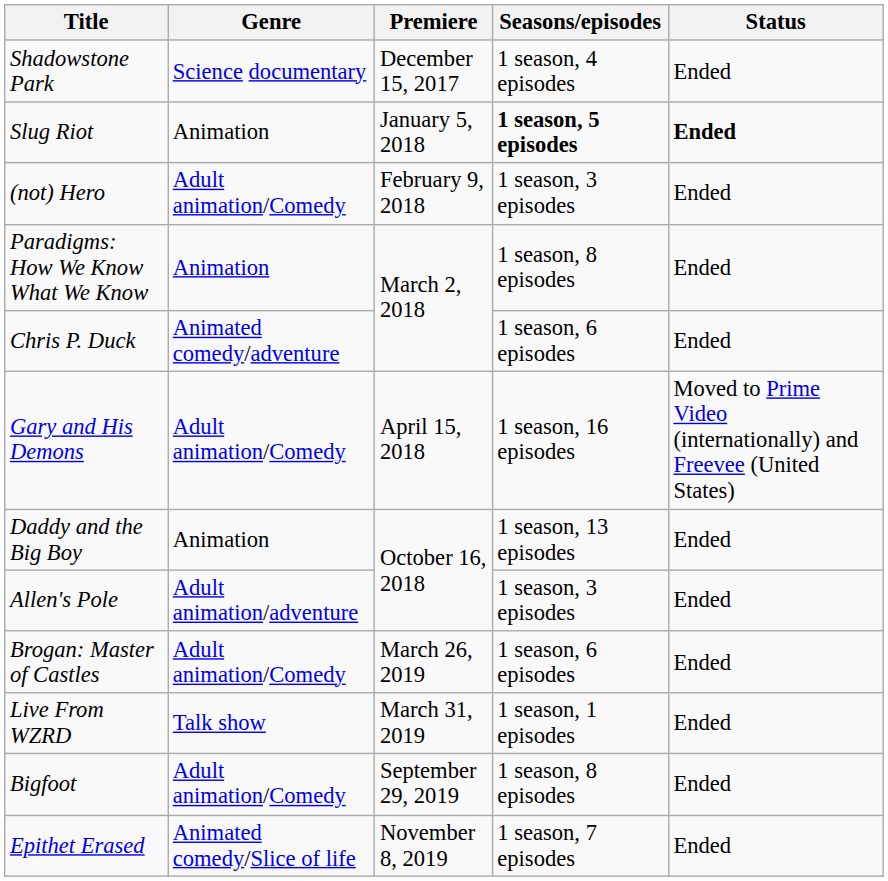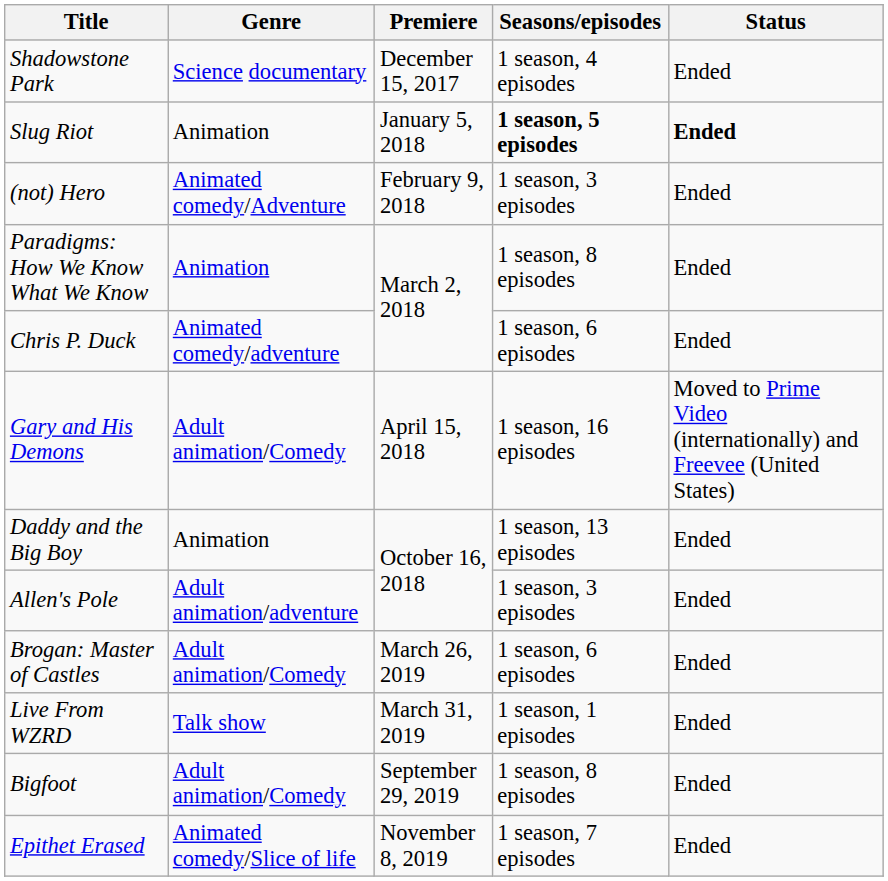(259, 193) Adult animation/Comedy -> (259, 193) Animated comedy/Adventure
